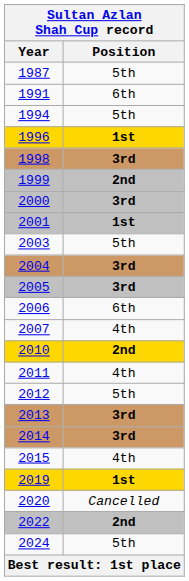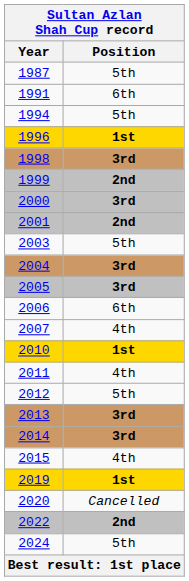(124, 223) 1st -> (124, 223) 2nd
(124, 351) 2nd -> (124, 351) 1st
